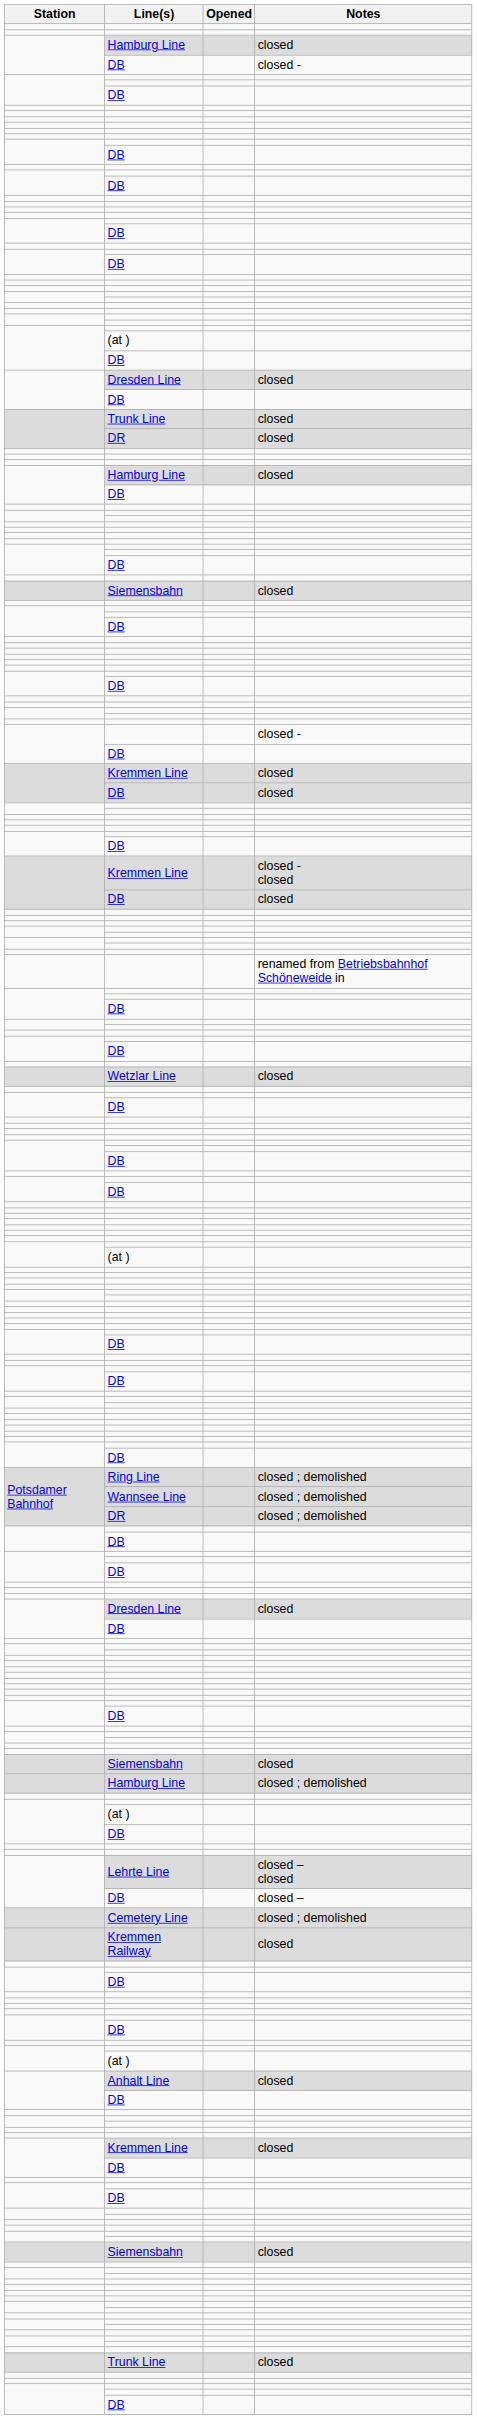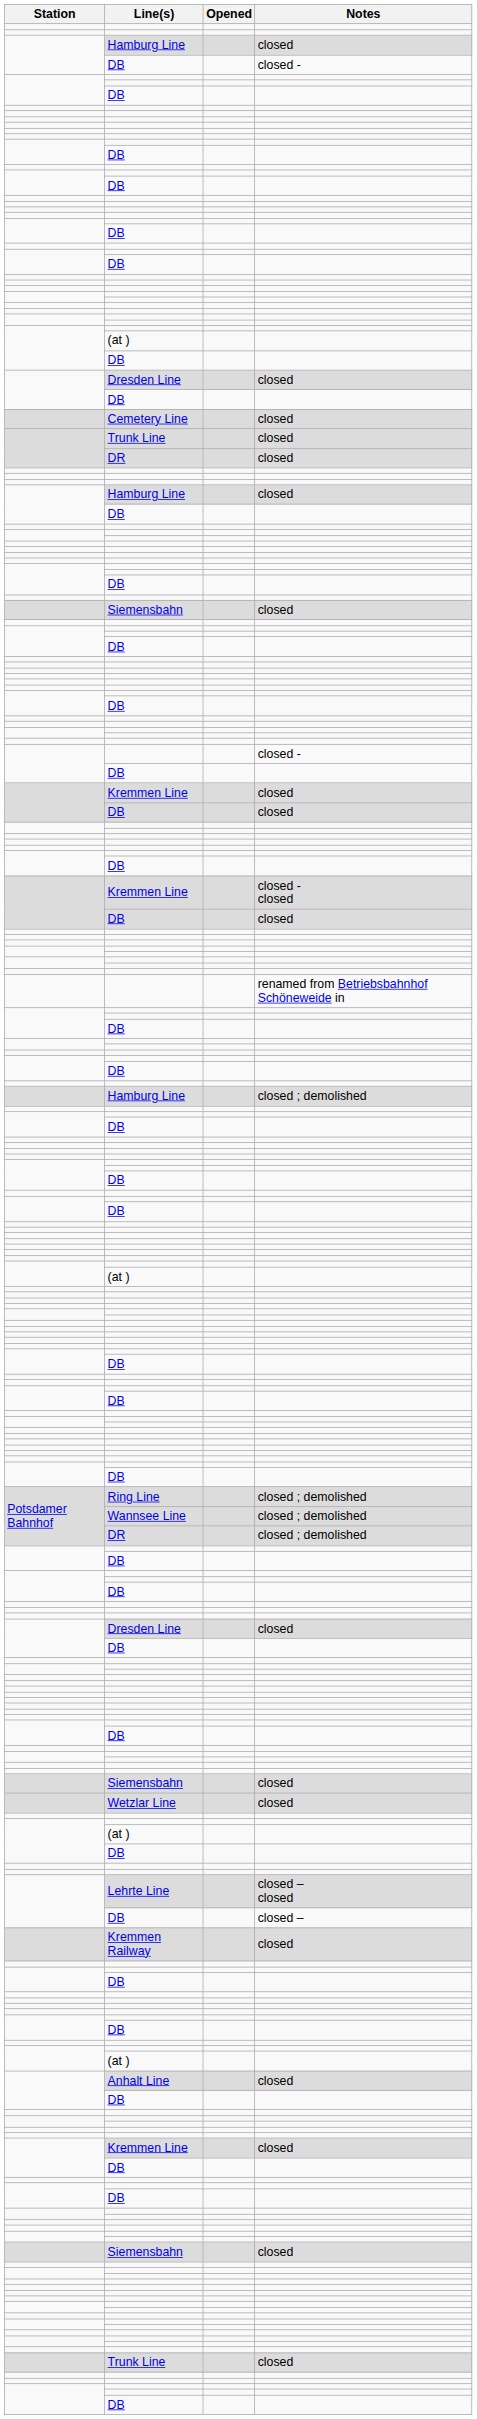+ row: (148, 419)
rows swapped: (142, 1076) <-> (146, 1783)
- row: (148, 1917)
